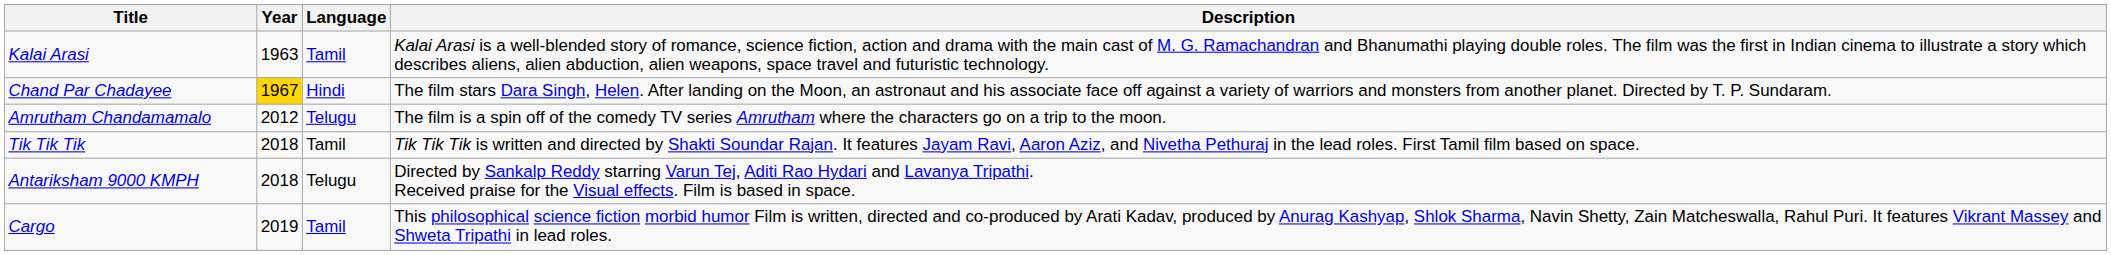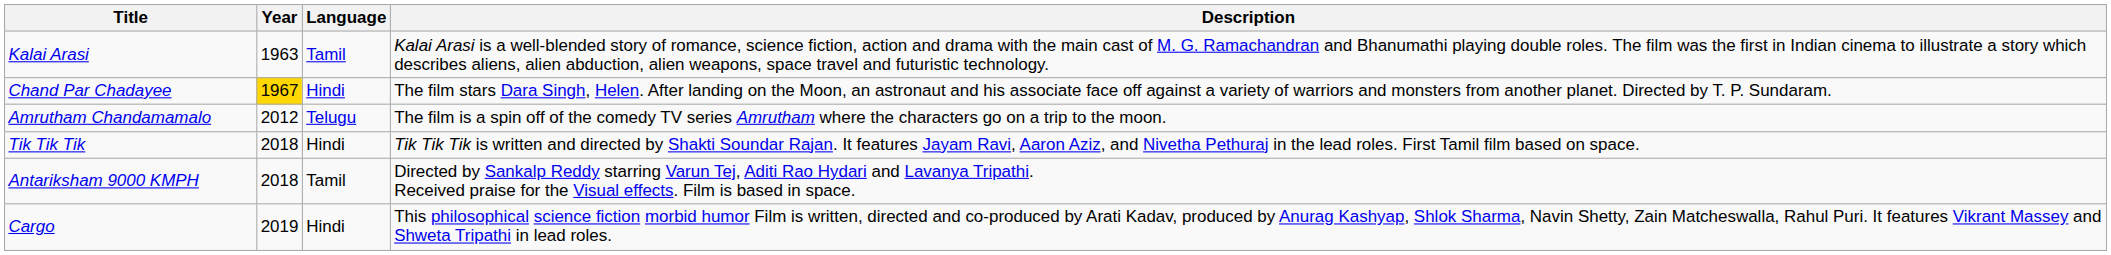(326, 144) Tamil -> (326, 144) Hindi
(331, 181) Telugu -> (326, 181) Tamil
(326, 227) Tamil -> (326, 227) Hindi
